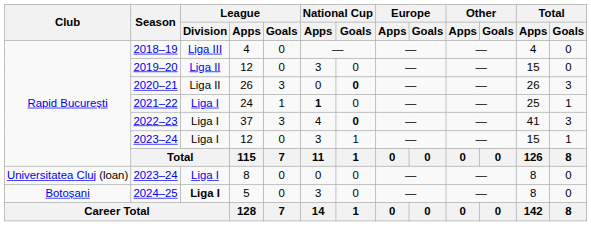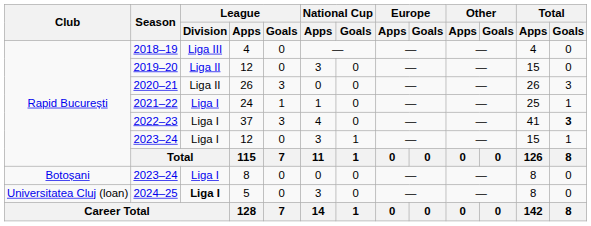(356, 85) bold -> (356, 85) normal
(318, 103) bold -> (318, 103) normal
(356, 121) bold -> (356, 121) normal
(568, 121) normal -> (568, 121) bold
(68, 175) Universitatea Cluj (loan) -> (68, 175) Botoșani
(68, 193) Botoșani -> (68, 193) Universitatea Cluj (loan)
